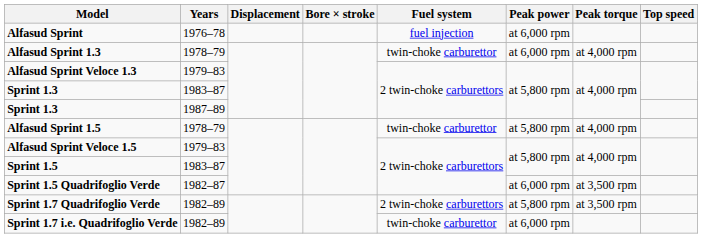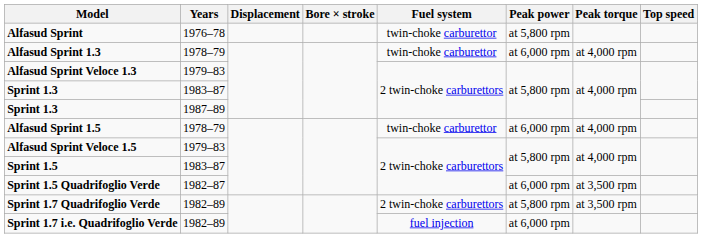(442, 33) fuel injection -> (442, 33) twin-choke carburettor
(539, 33) at 6,000 rpm -> (539, 33) at 5,800 rpm
(539, 128) at 5,800 rpm -> (539, 128) at 6,000 rpm
(442, 223) twin-choke carburettor -> (442, 223) fuel injection
